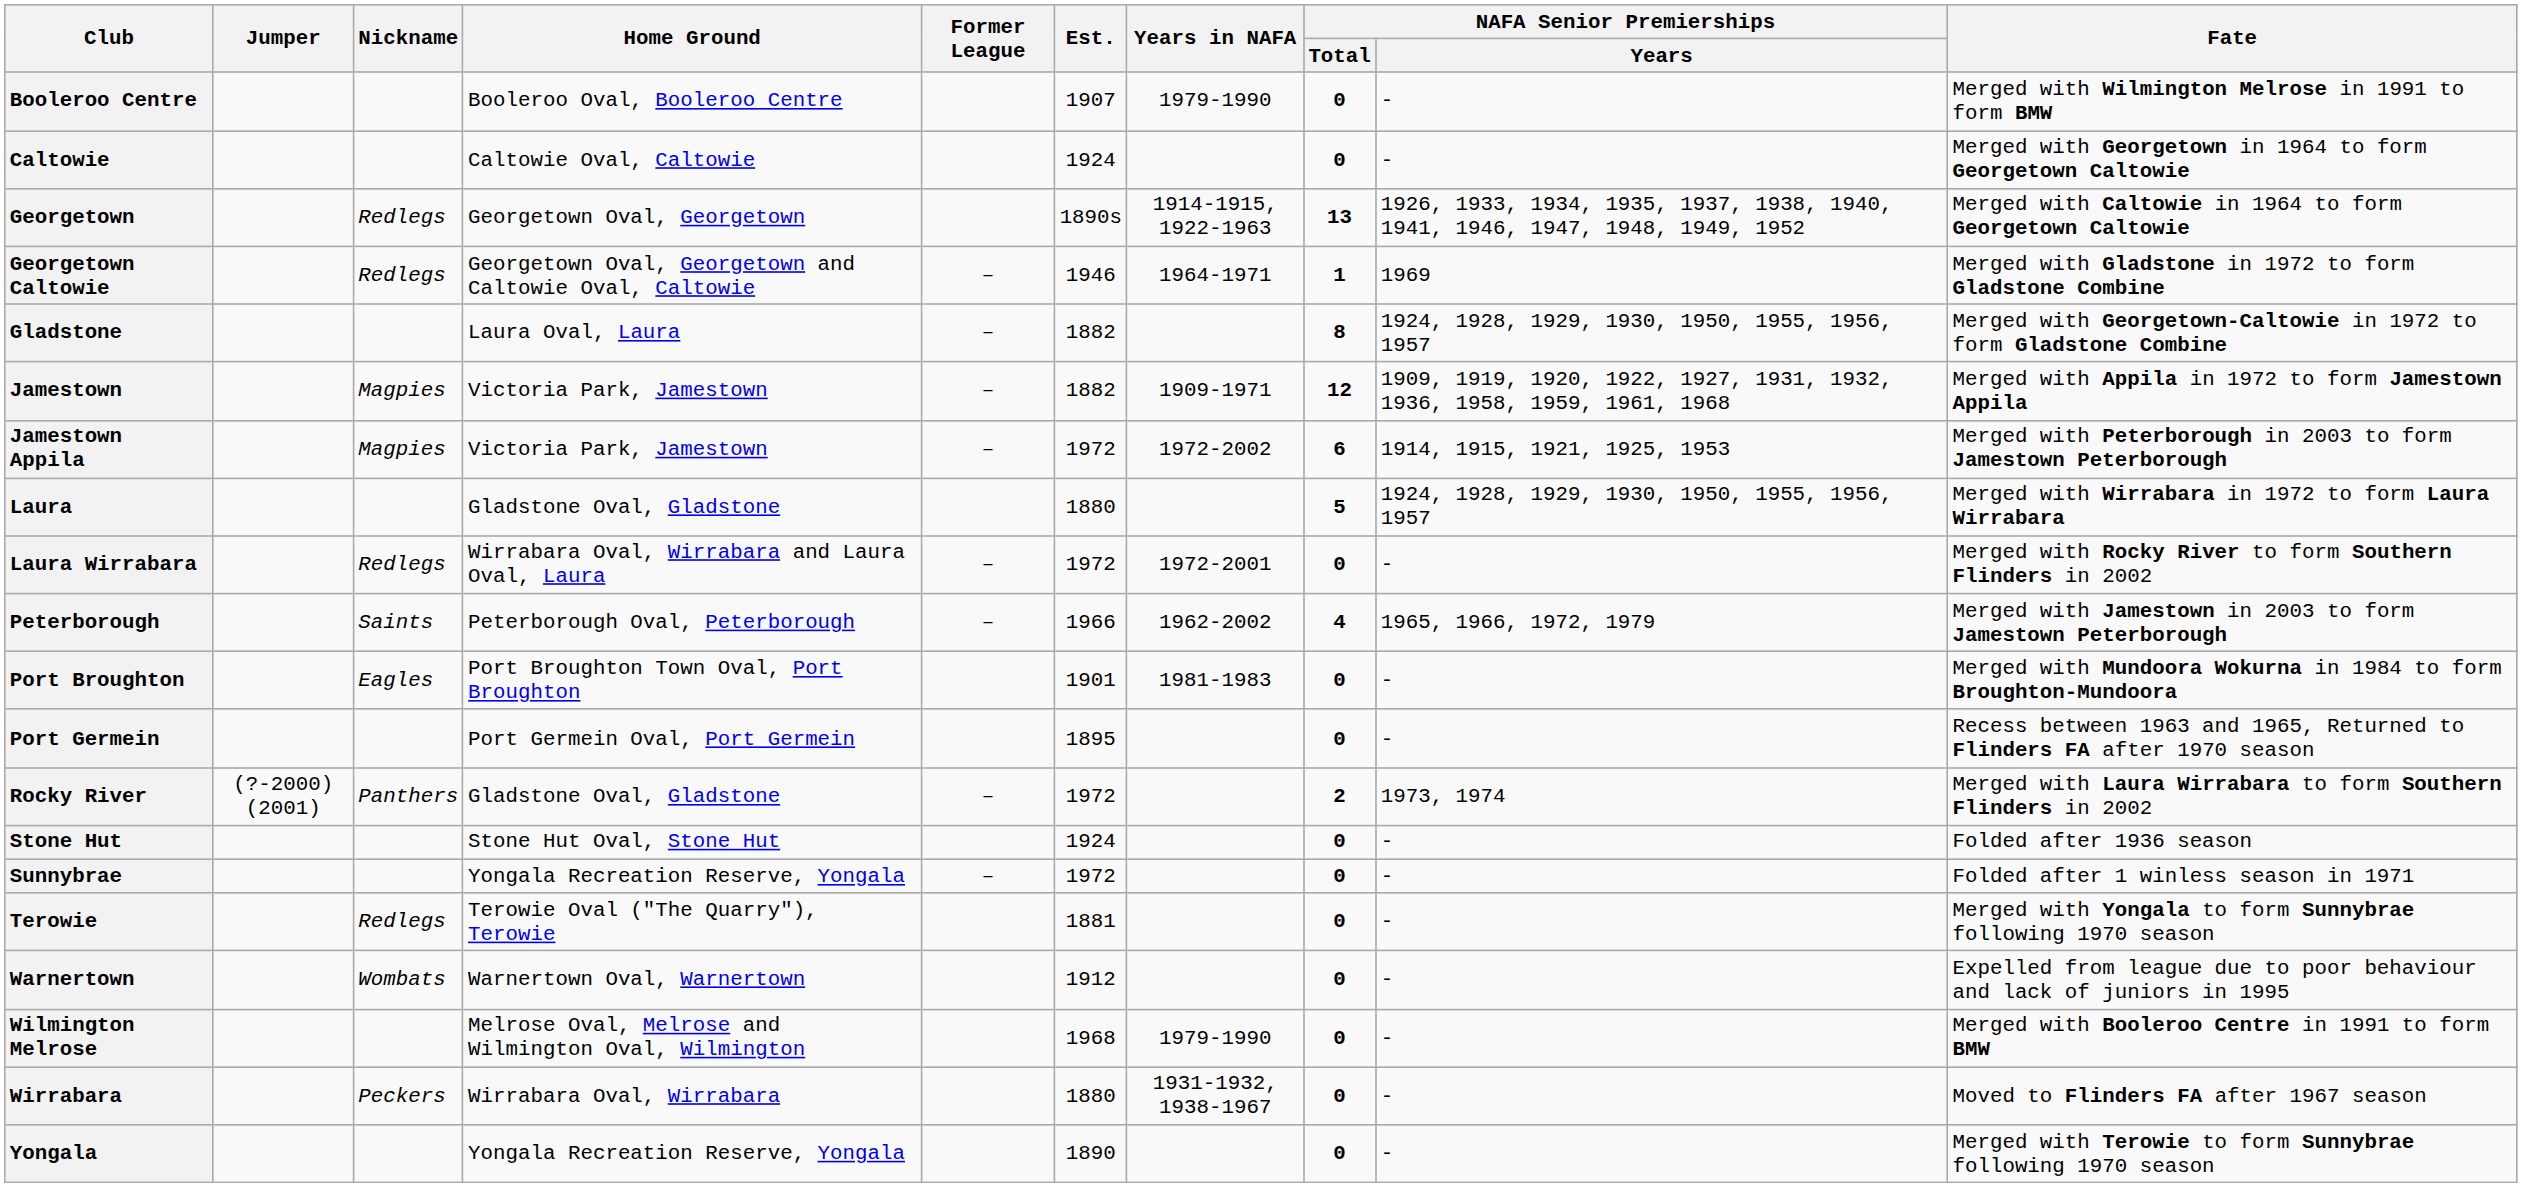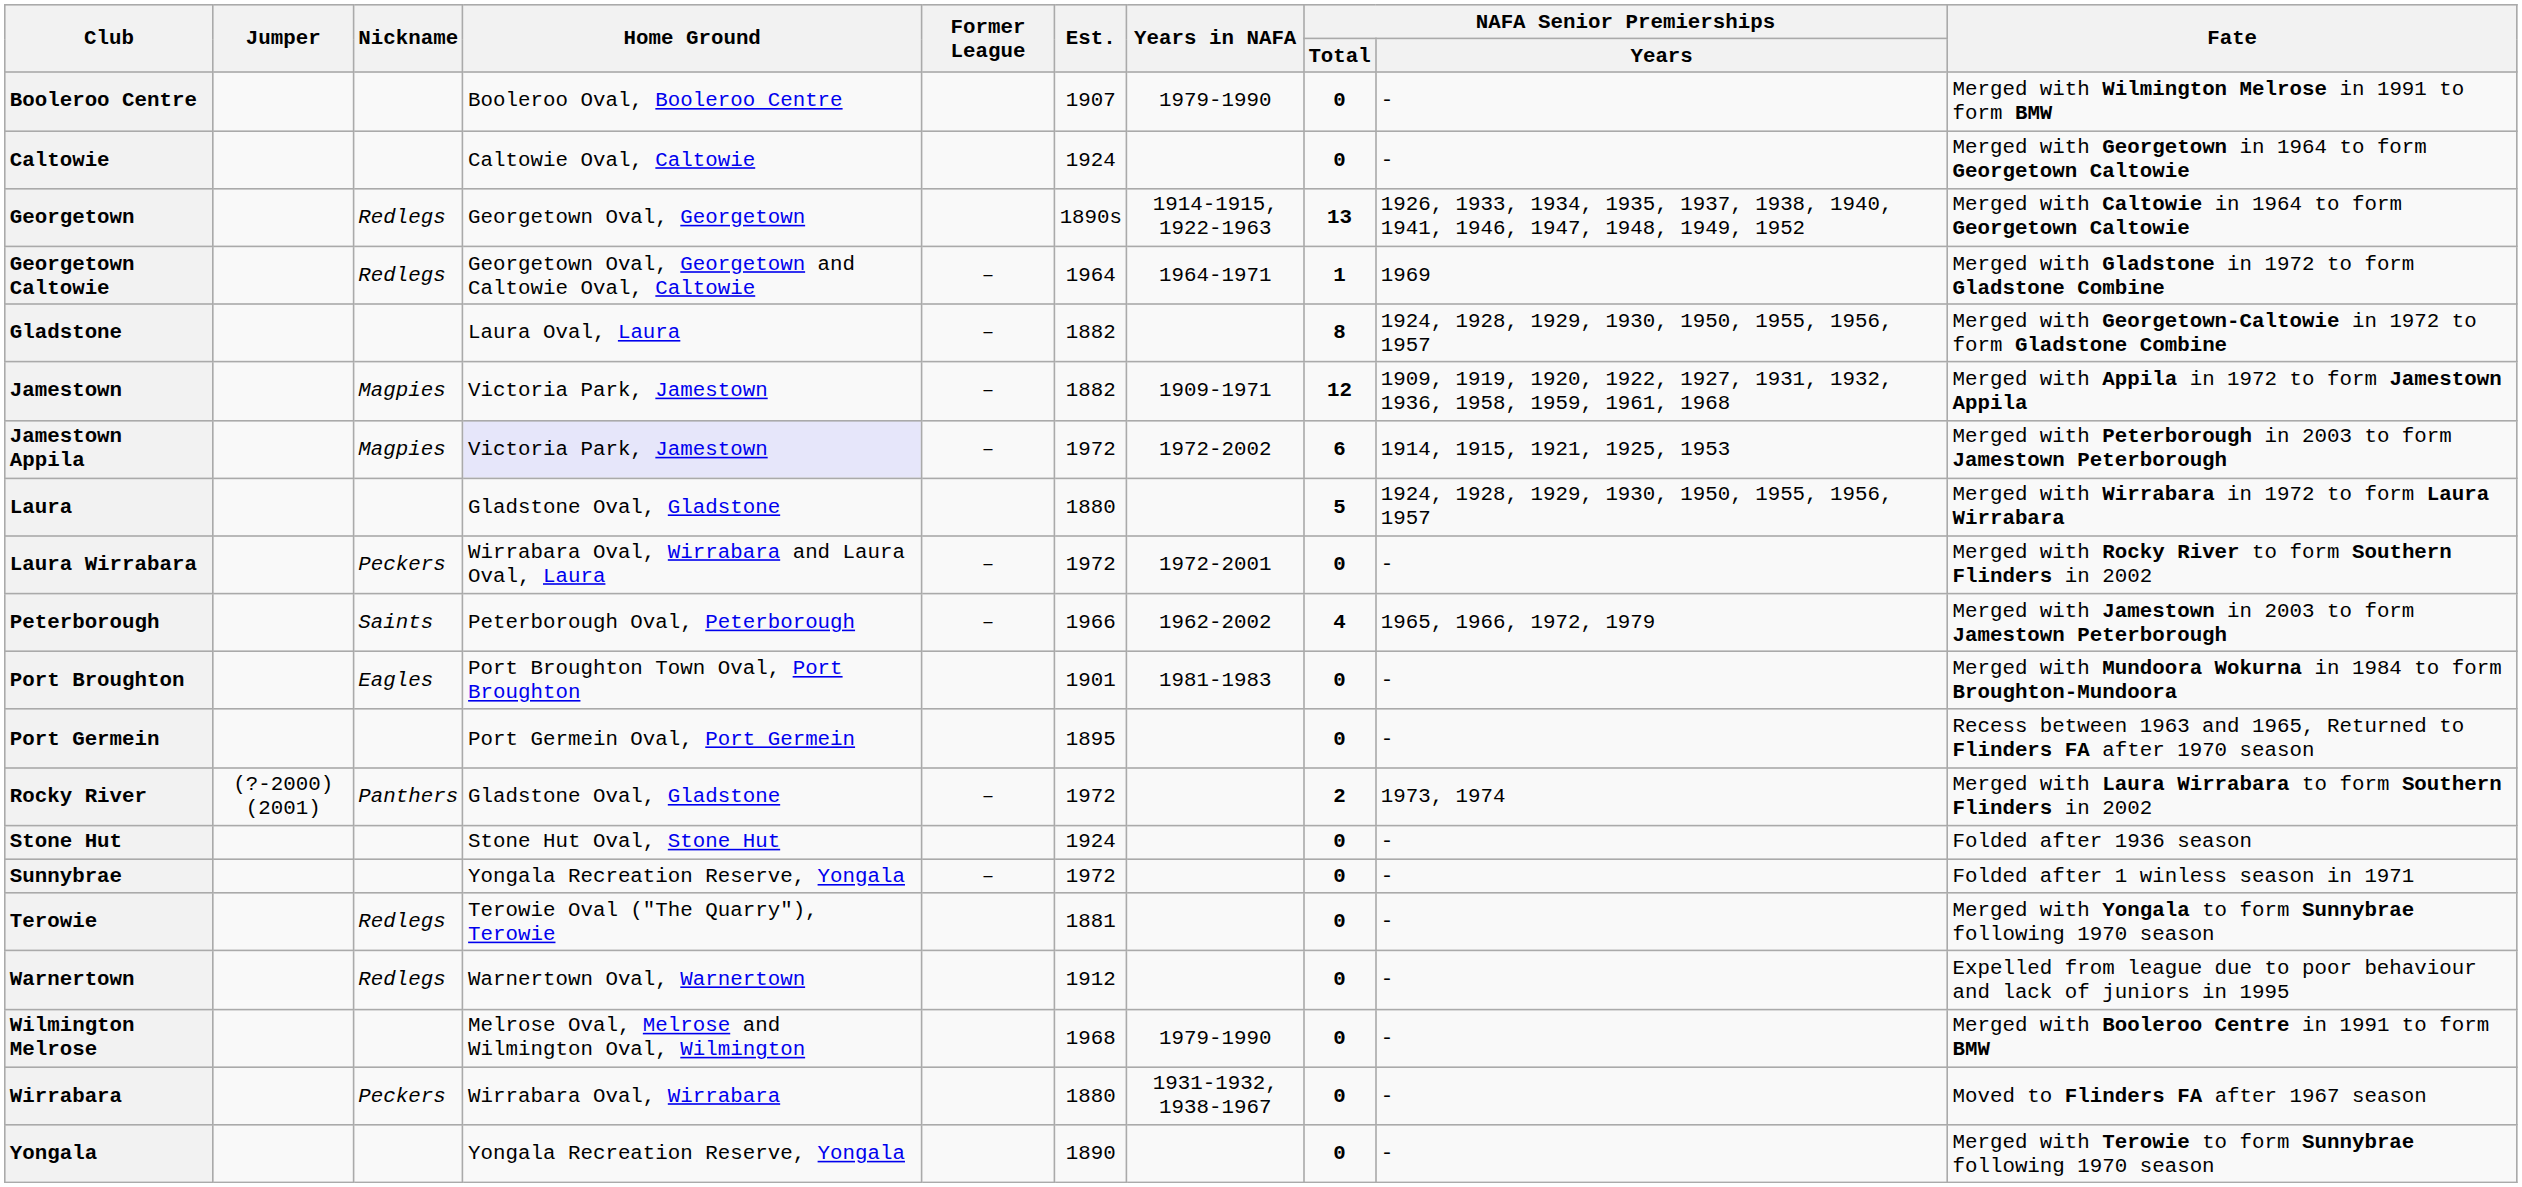(1091, 275) 1946 -> (1091, 275) 1964
(618, 449) no background -> (618, 449) lavender background
(402, 565) Redlegs -> (402, 565) Peckers
(402, 980) Wombats -> (402, 980) Redlegs
